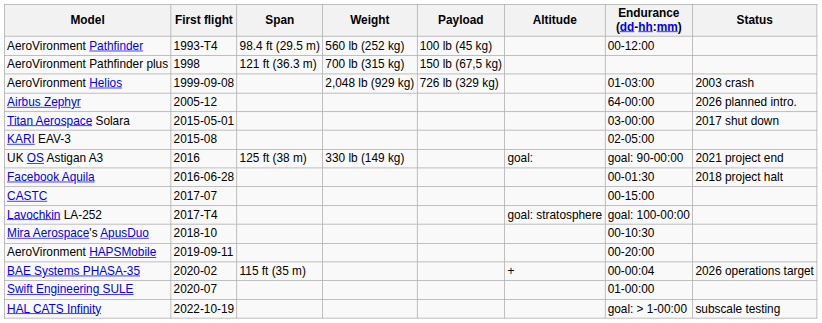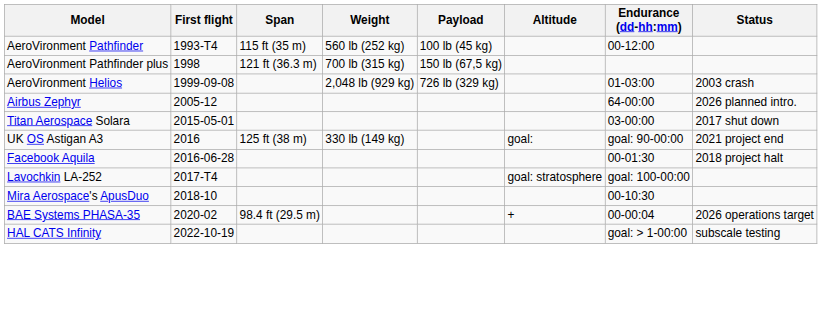(280, 45) 98.4 ft (29.5 m) -> (273, 45) 115 ft (35 m)
- row: (39, 139)
- row: (27, 196)
- row: (82, 252)
(273, 271) 115 ft (35 m) -> (280, 214) 98.4 ft (29.5 m)
- row: (70, 290)
